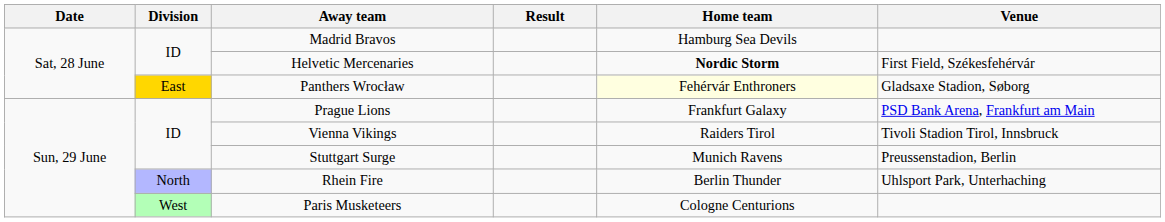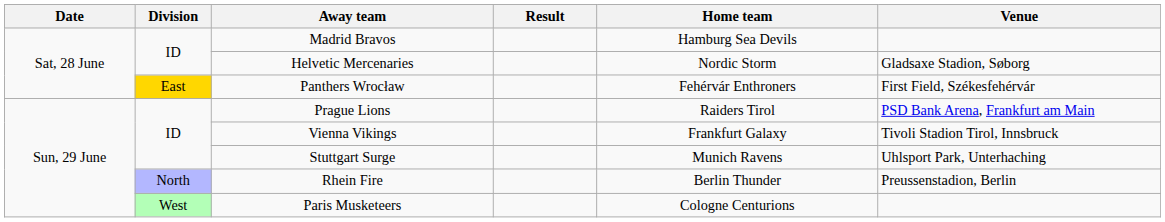(737, 63) bold -> (737, 63) normal
(958, 63) First Field, Székesfehérvár -> (956, 63) Gladsaxe Stadion, Søborg
(737, 87) lightyellow background -> (737, 87) no background
(956, 87) Gladsaxe Stadion, Søborg -> (958, 87) First Field, Székesfehérvár
(737, 110) Frankfurt Galaxy -> (737, 110) Raiders Tirol
(737, 134) Raiders Tirol -> (737, 134) Frankfurt Galaxy
(949, 157) Preussenstadion, Berlin -> (964, 157) Uhlsport Park, Unterhaching
(964, 181) Uhlsport Park, Unterhaching -> (949, 181) Preussenstadion, Berlin
